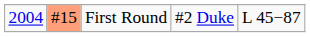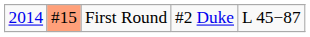(26, 18) 2004 -> (26, 18) 2014
